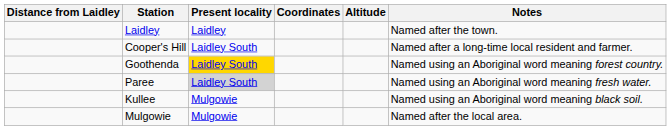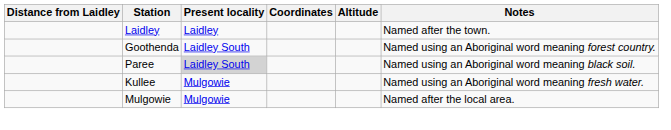- row: (156, 47)
(224, 64) gold background -> (217, 47) no background
(521, 82) Named using an Aboriginal word meaning fresh water. -> (509, 64) Named using an Aboriginal word meaning black soil.
(517, 99) Named using an Aboriginal word meaning black soil. -> (514, 82) Named using an Aboriginal word meaning fresh water.
